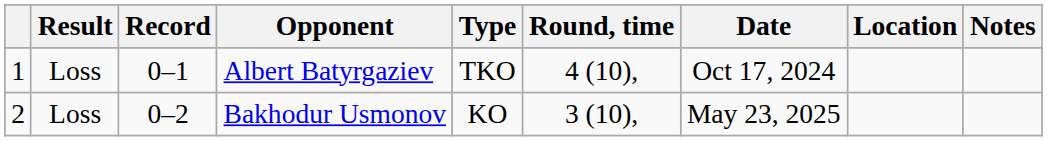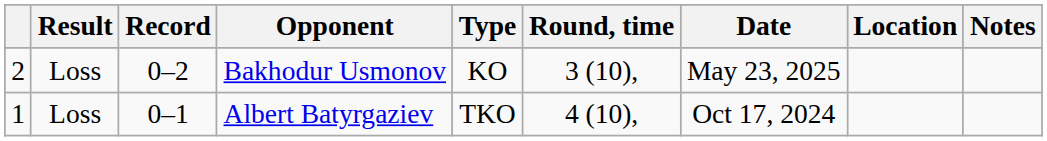rows swapped: (335, 113) <-> (328, 69)
